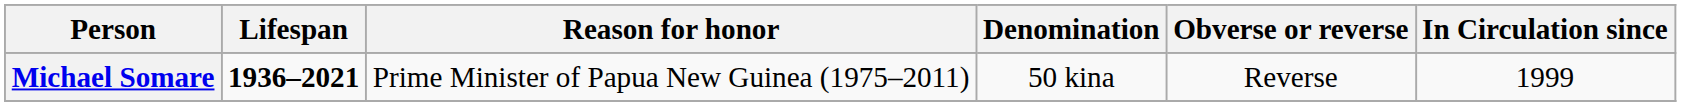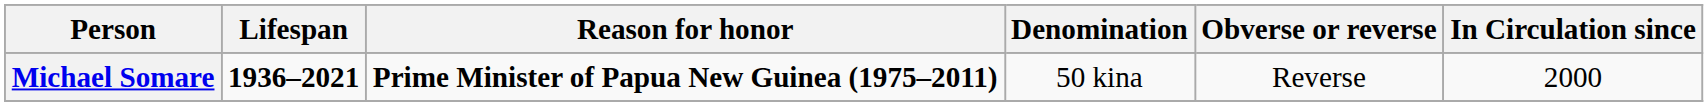(671, 76) normal -> (685, 76) bold
(1545, 76) 1999 -> (1573, 76) 2000
